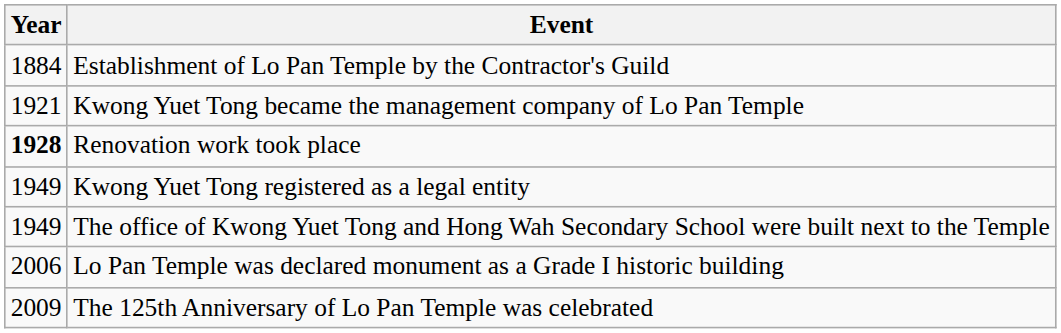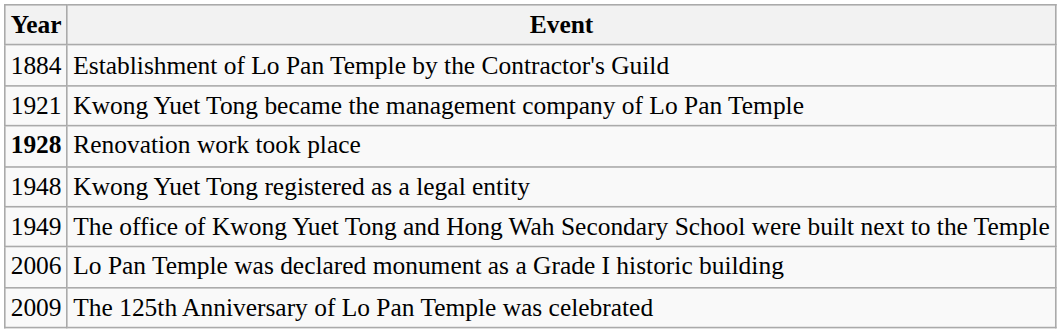(36, 186) 1949 -> (36, 186) 1948
